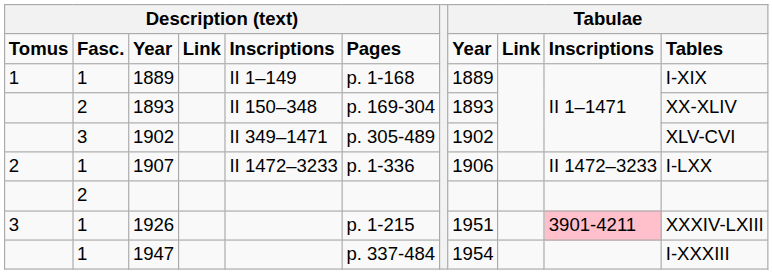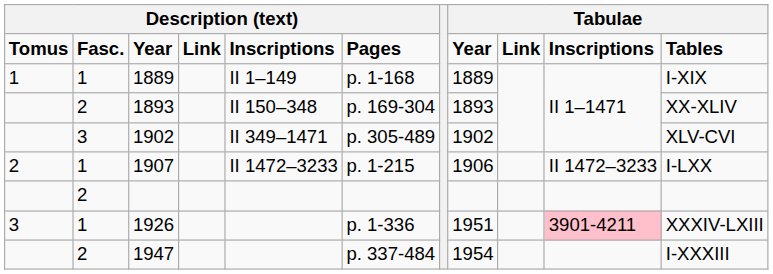(380, 166) p. 1-336 -> (380, 166) p. 1-215
(380, 225) p. 1-215 -> (380, 225) p. 1-336
(82, 254) 1 -> (82, 254) 2
